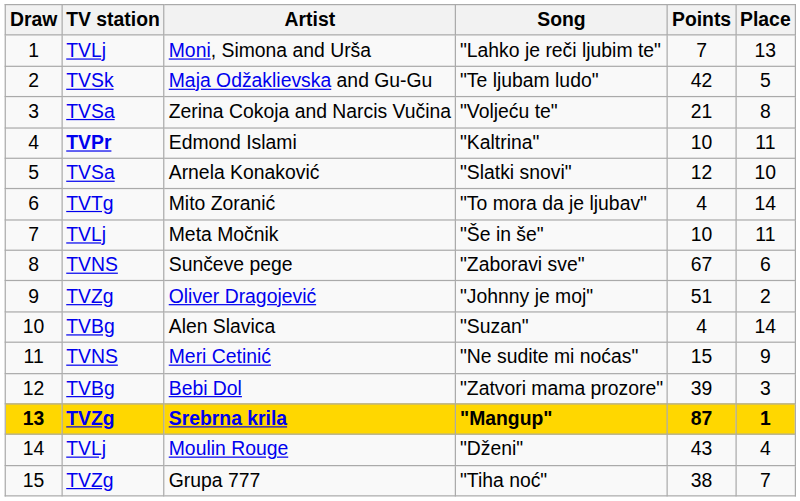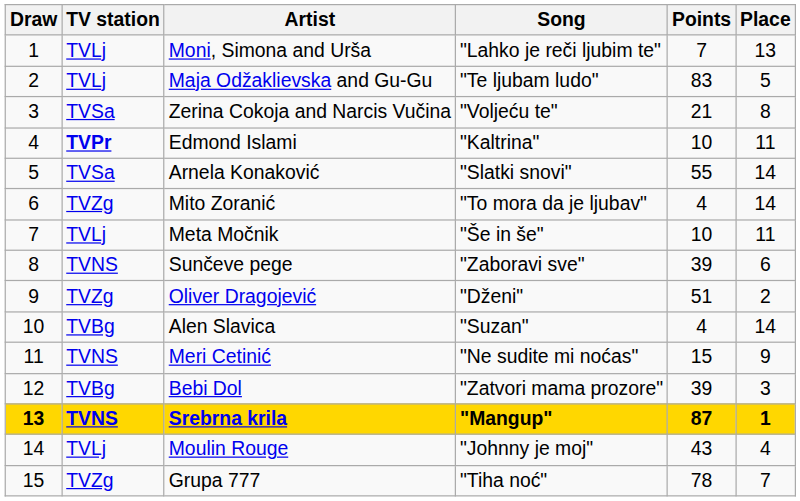(90, 81) TVSk -> (86, 81) TVLj
(702, 81) 42 -> (702, 81) 83
(702, 173) 12 -> (702, 173) 55
(765, 173) 10 -> (765, 173) 14
(90, 204) TVTg -> (90, 204) TVZg
(702, 265) 67 -> (702, 265) 39
(527, 296) "Johnny je moj" -> (492, 296) "Dženi"
(90, 419) TVZg -> (92, 419) TVNS
(492, 449) "Dženi" -> (527, 449) "Johnny je moj"
(702, 480) 38 -> (702, 480) 78
